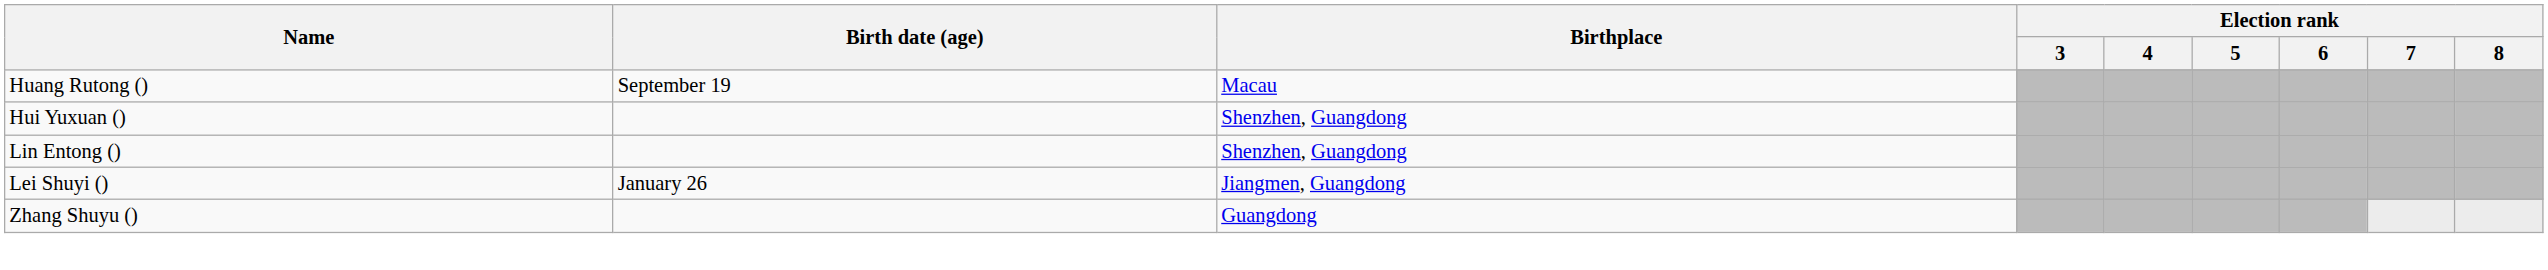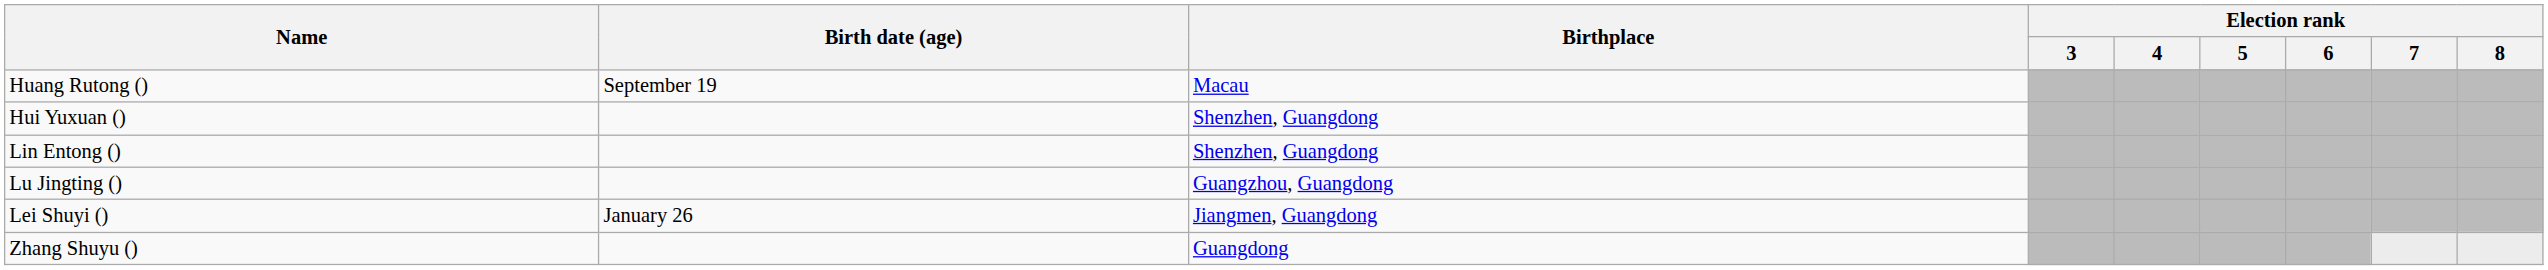+ row: (66, 183)
